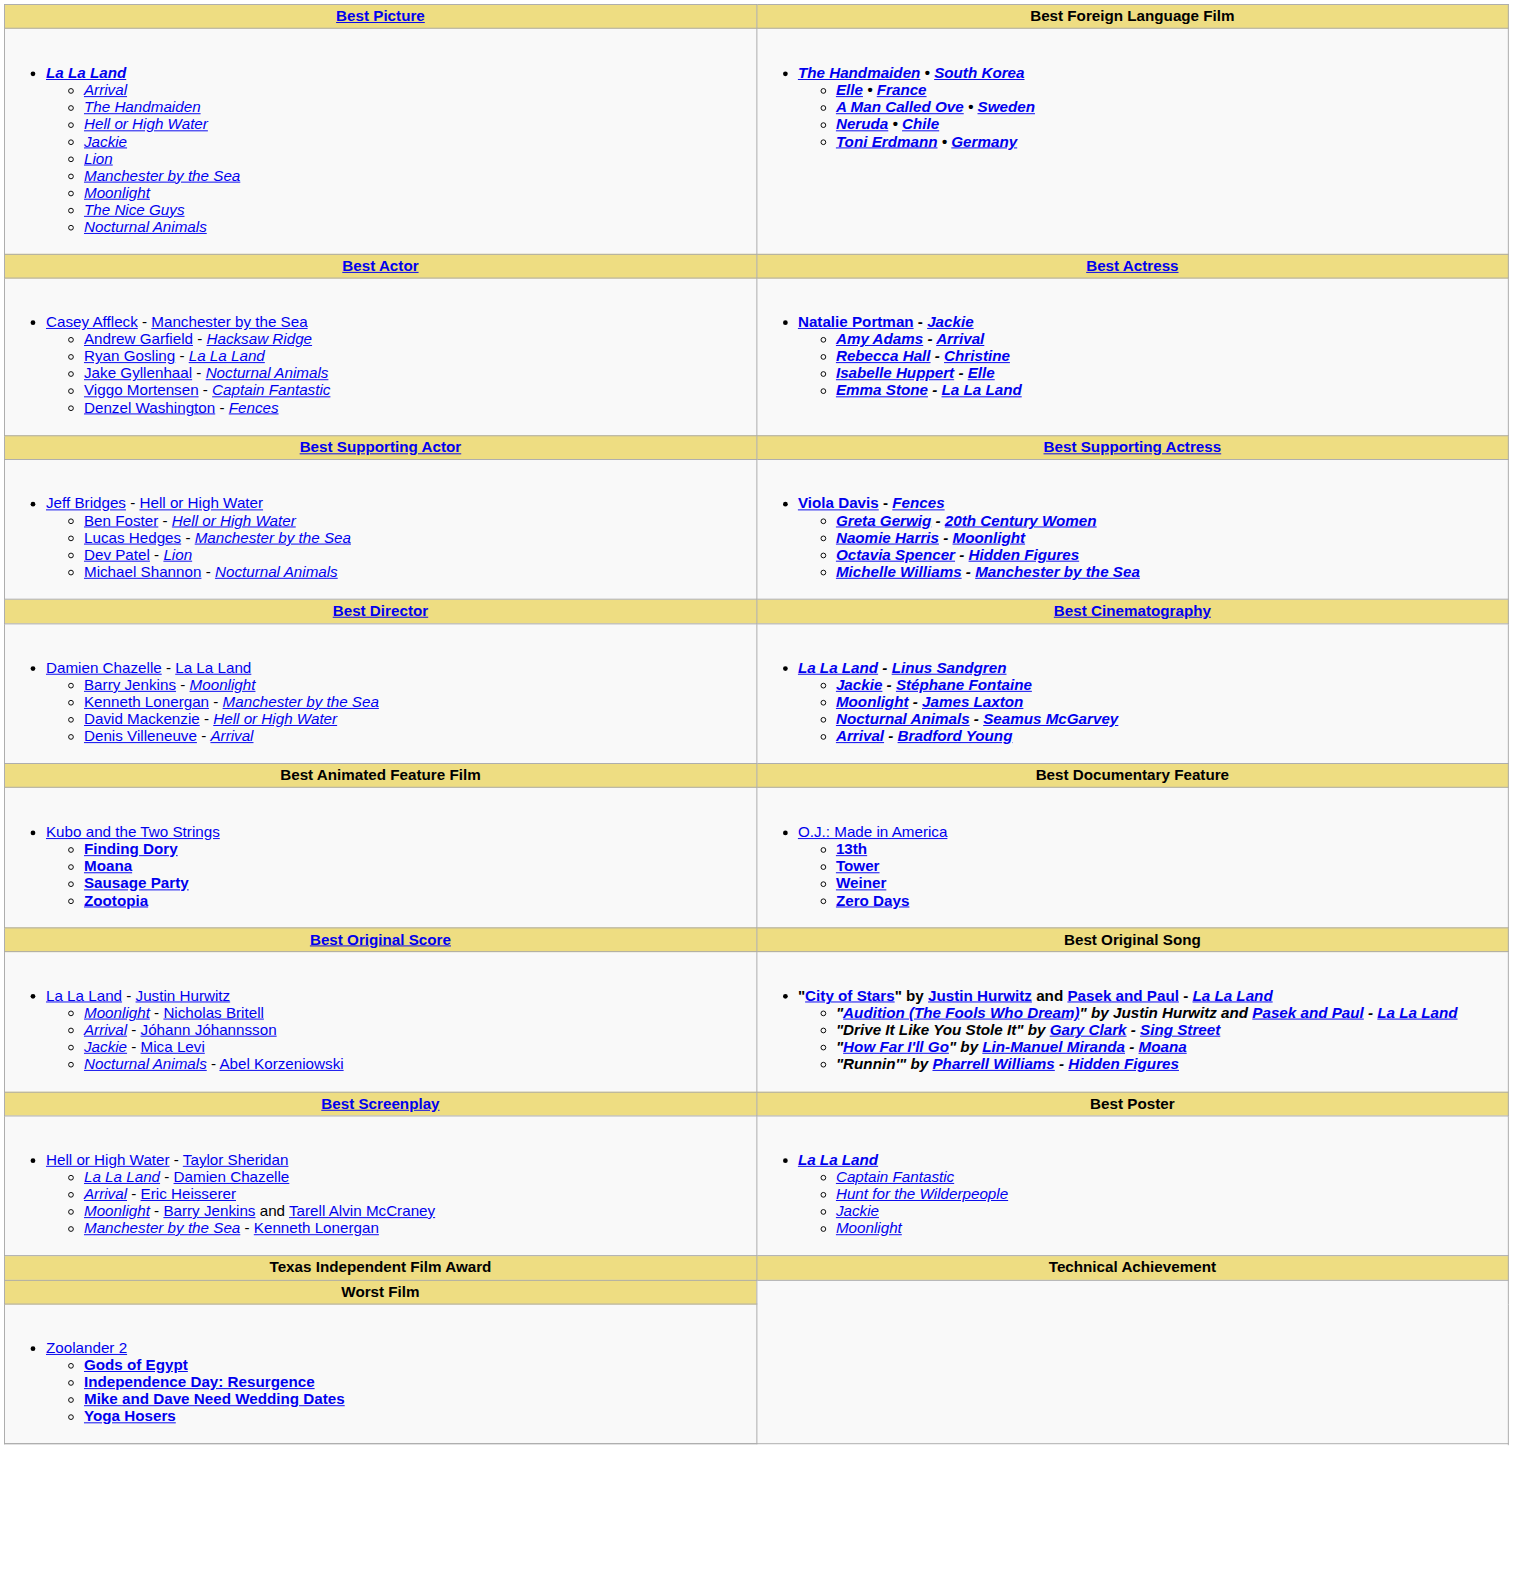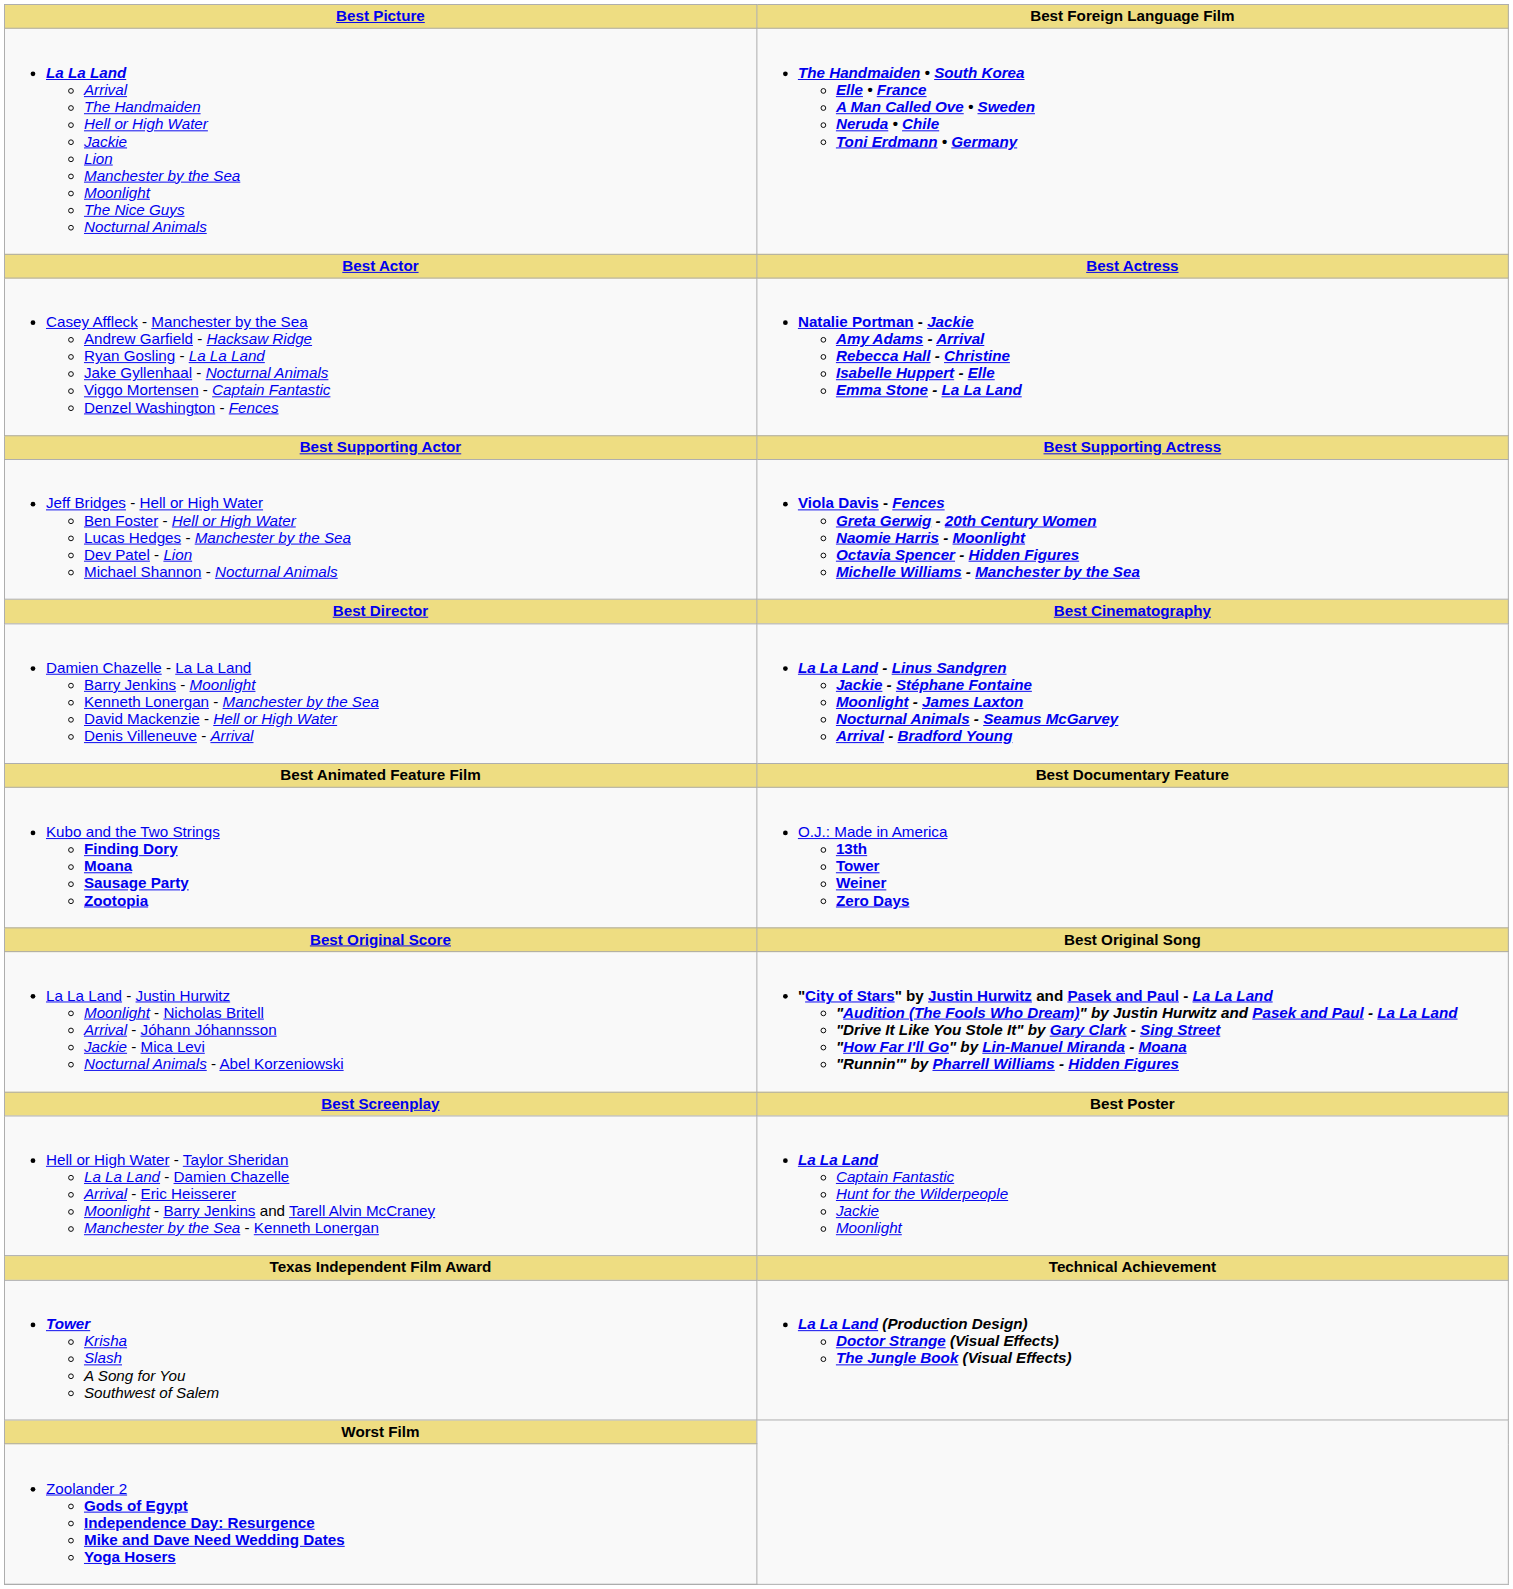+ row: (380, 1359)
